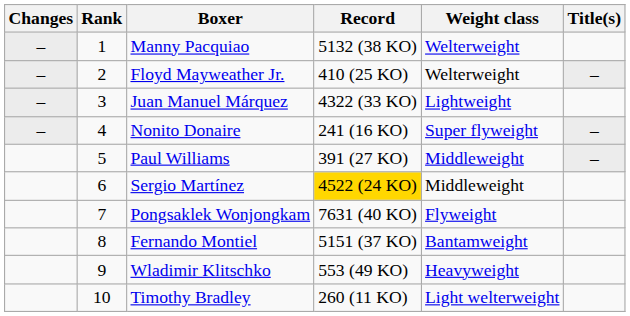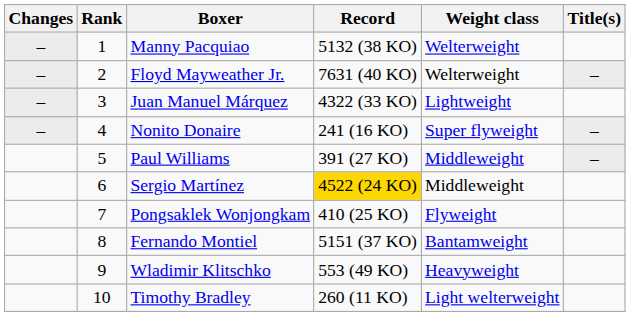(363, 74) 410 (25 KO) -> (368, 74) 7631 (40 KO)
(368, 213) 7631 (40 KO) -> (363, 213) 410 (25 KO)
